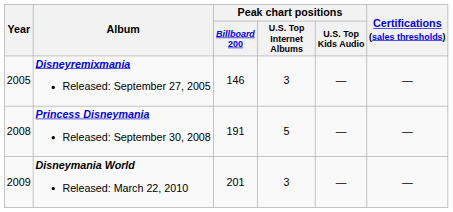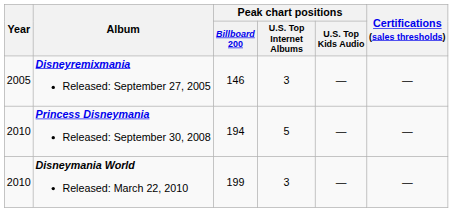(19, 131) 2008 -> (19, 131) 2010
(235, 131) 191 -> (235, 131) 194
(19, 182) 2009 -> (19, 182) 2010
(235, 182) 201 -> (235, 182) 199
